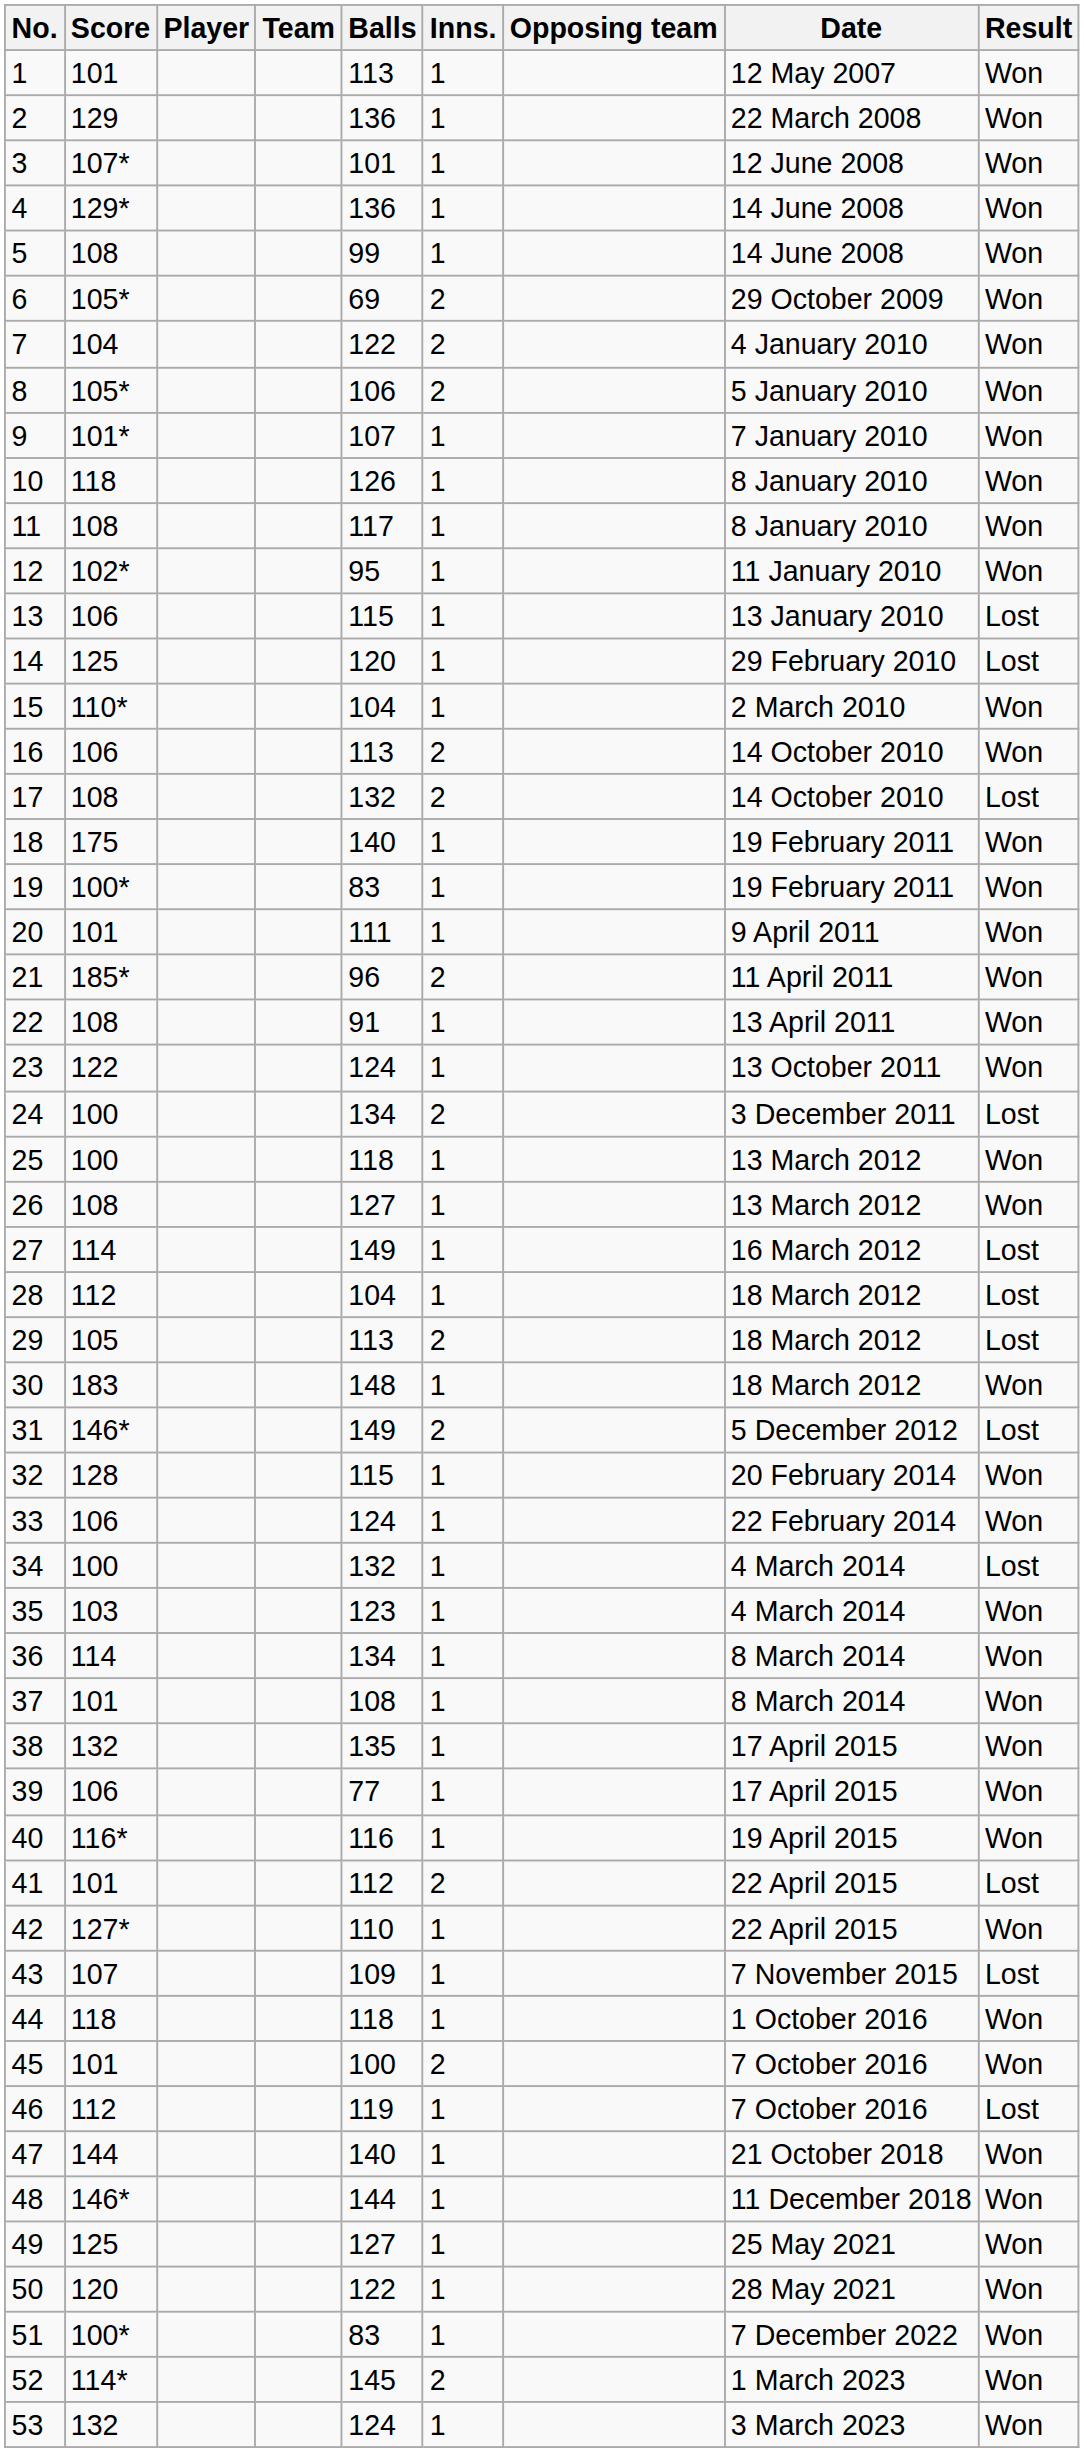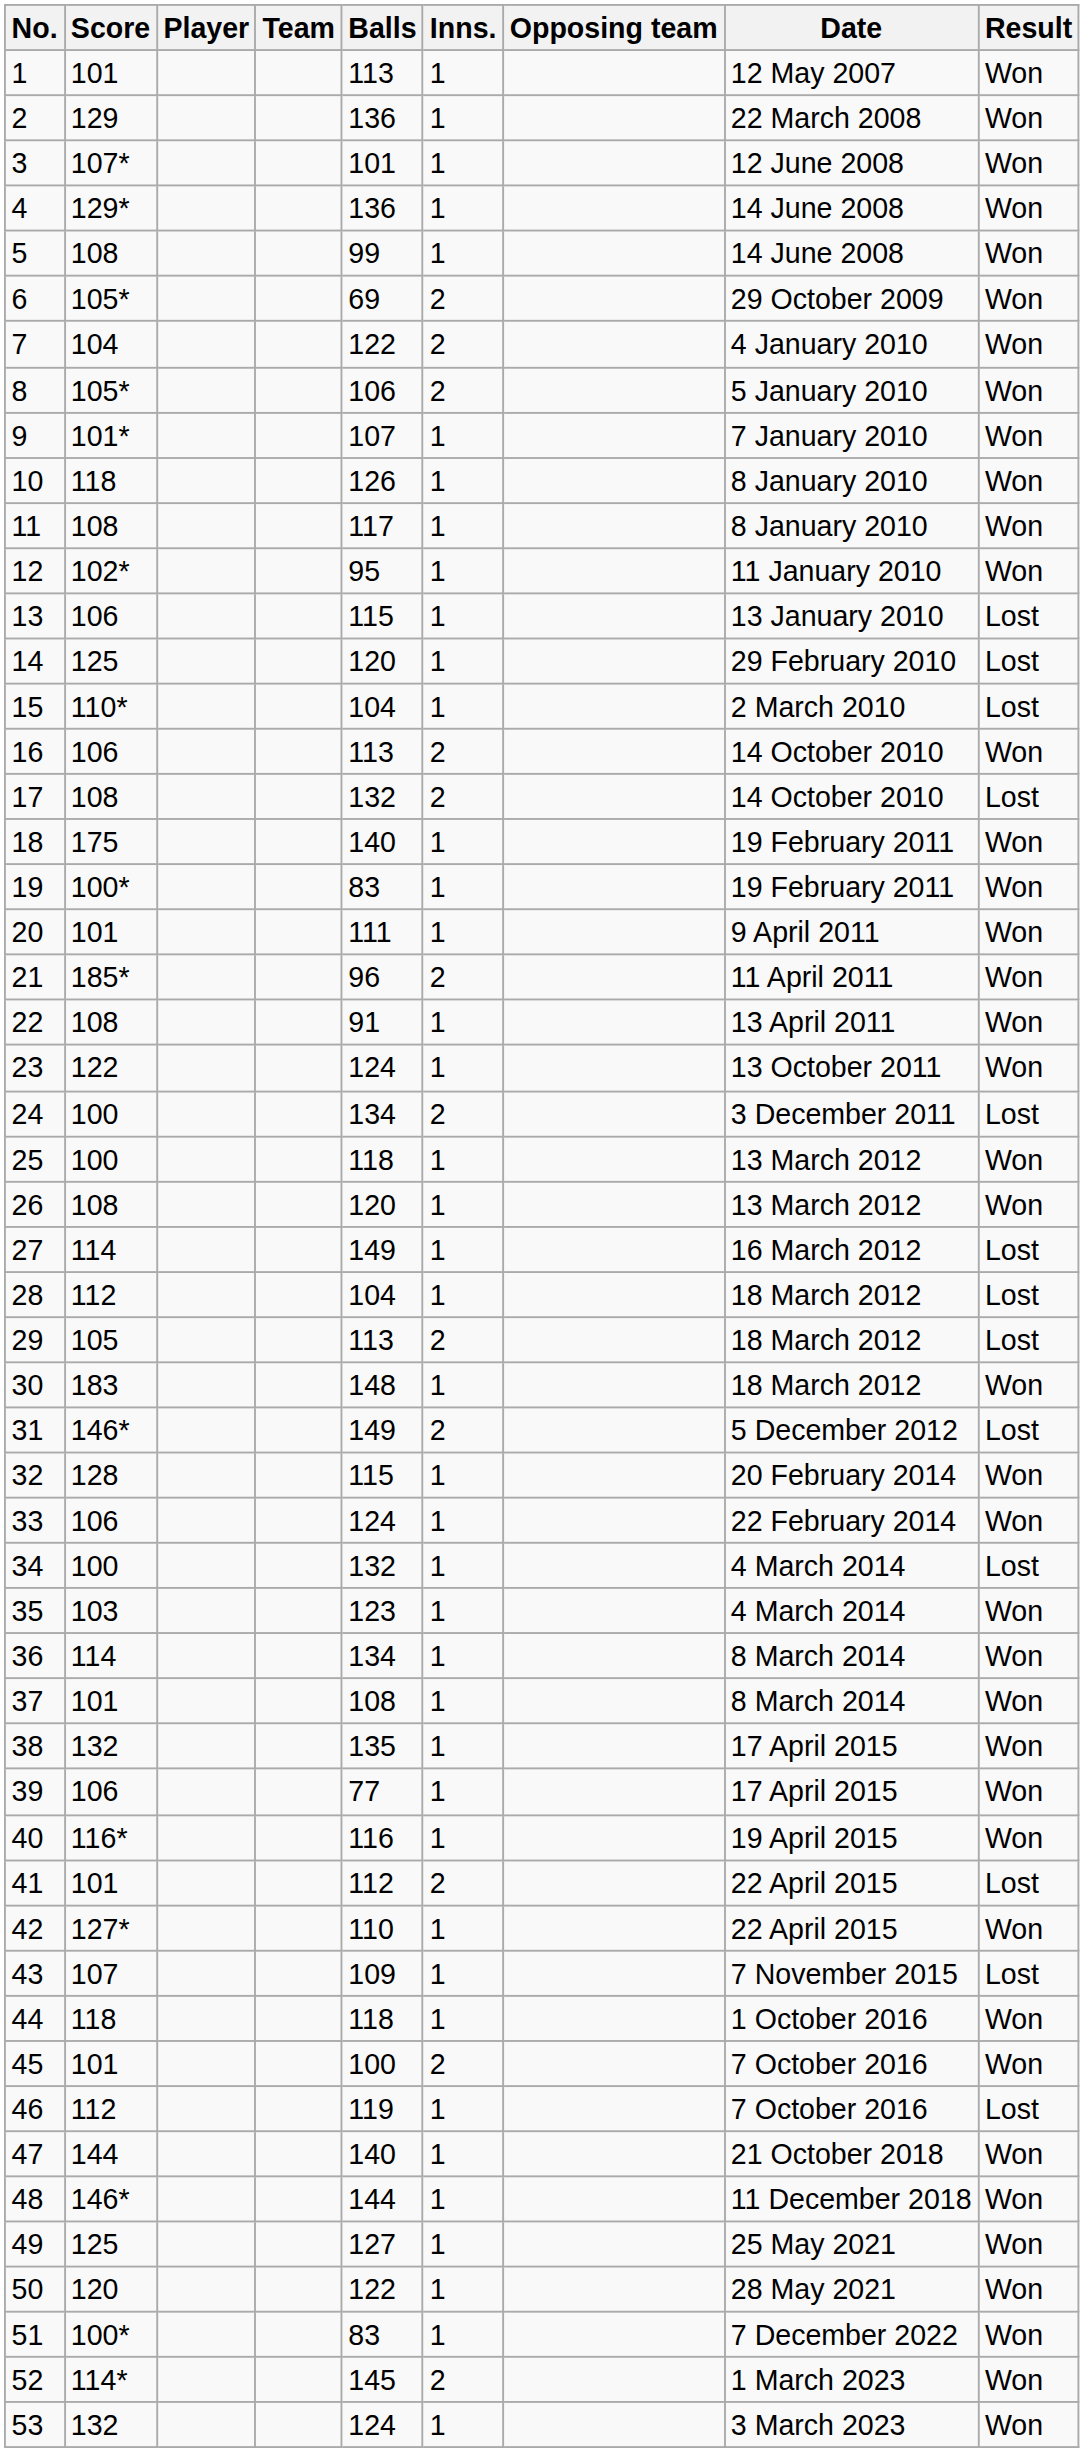(1014, 706) Won -> (1012, 706) Lost
(372, 1204) 127 -> (372, 1204) 120
